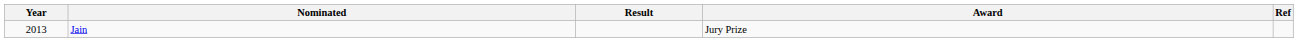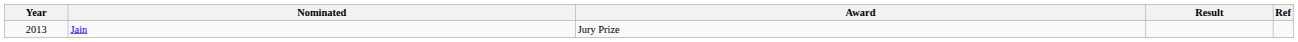columns swapped: (988, 12) <-> (639, 12)
